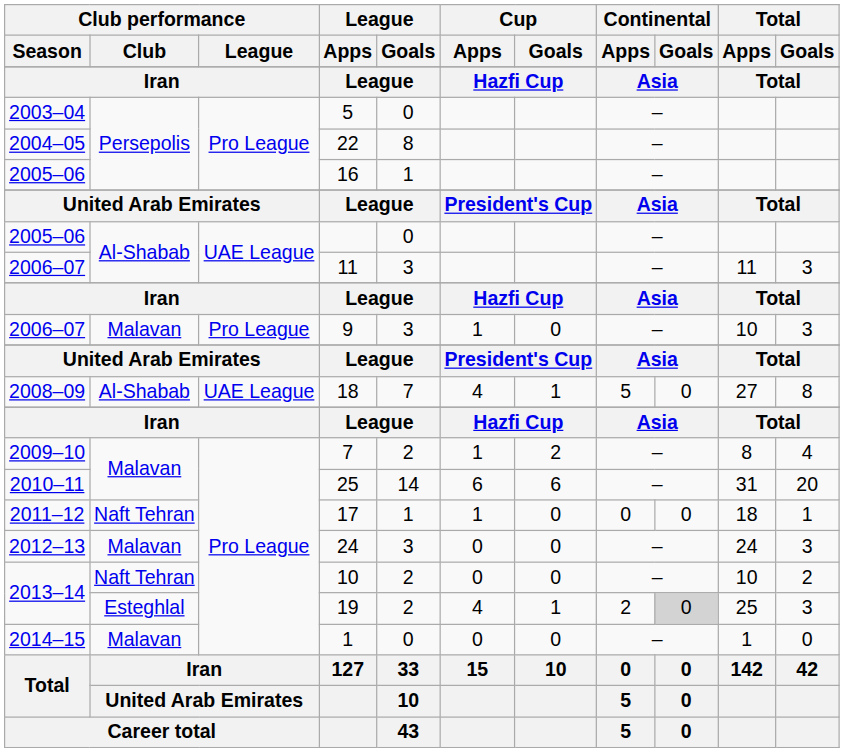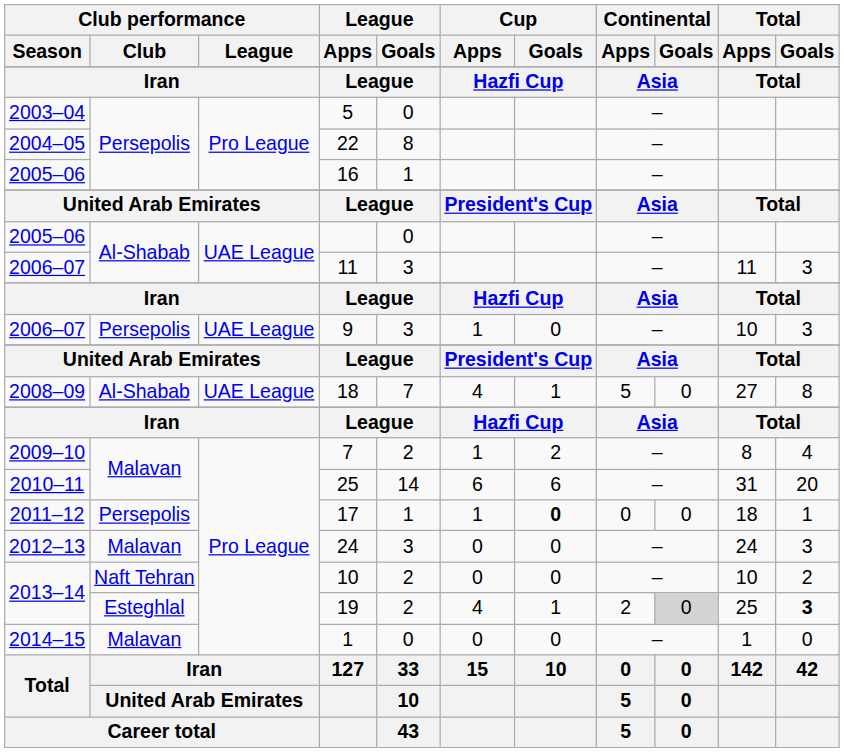(144, 329) Malavan -> (144, 329) Persepolis
(259, 329) Pro League -> (259, 329) UAE League
(144, 515) Naft Tehran -> (144, 515) Persepolis
(556, 515) normal -> (556, 515) bold
(807, 608) normal -> (807, 608) bold
